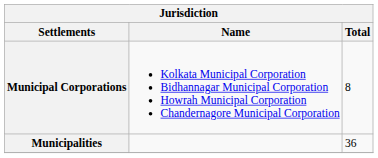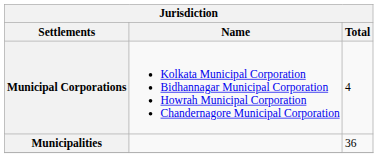(348, 87) 8 -> (348, 87) 4
